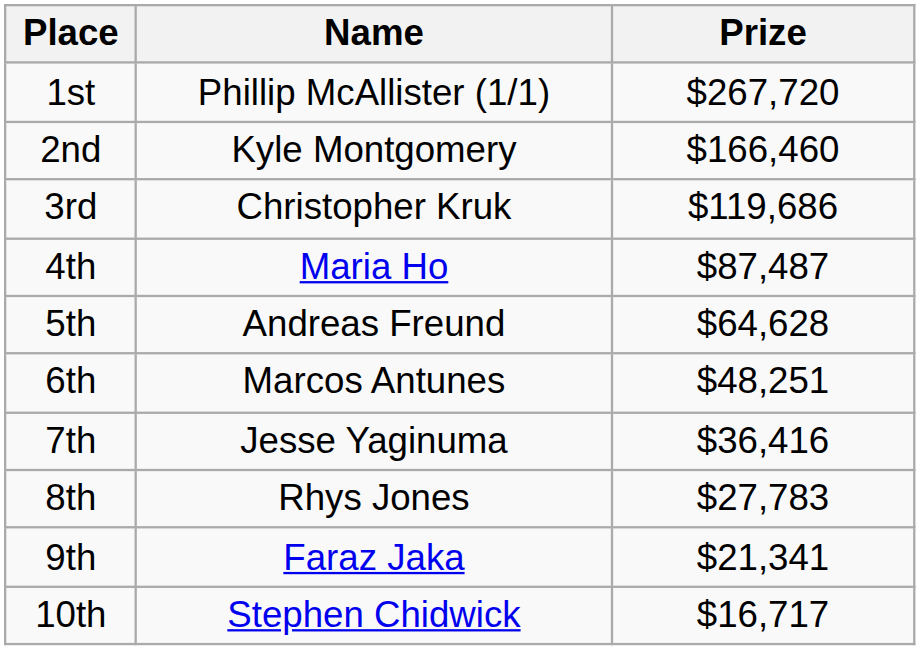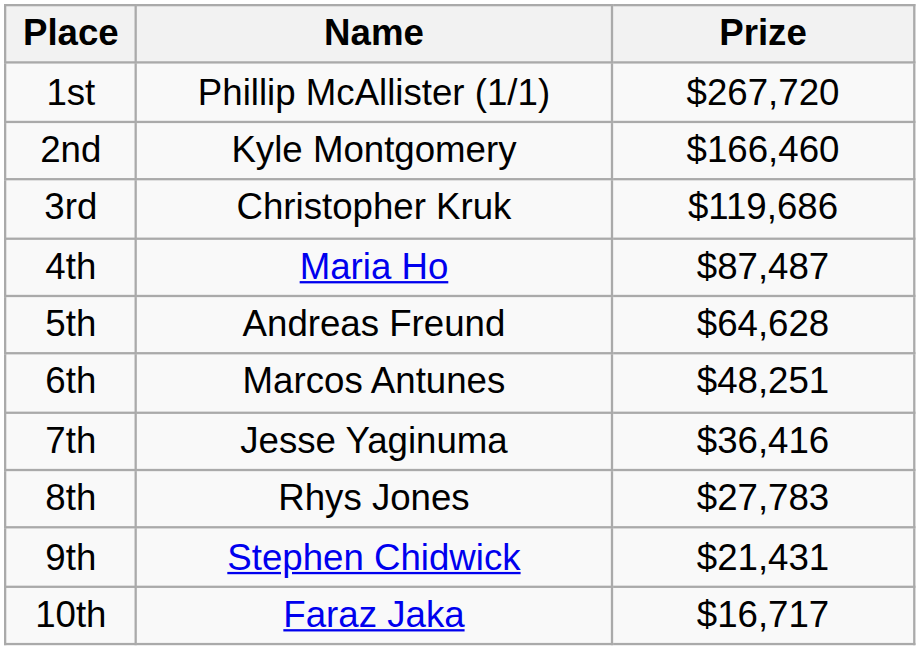(374, 556) Faraz Jaka -> (374, 556) Stephen Chidwick
(763, 556) $21,341 -> (763, 556) $21,431
(374, 614) Stephen Chidwick -> (374, 614) Faraz Jaka
